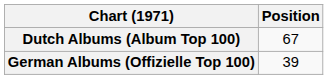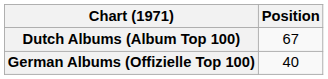(291, 62) 39 -> (291, 62) 40
